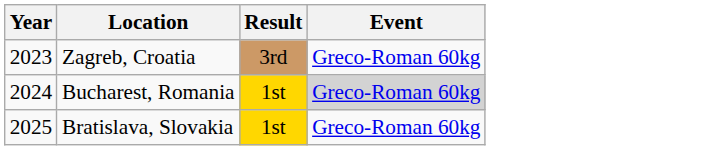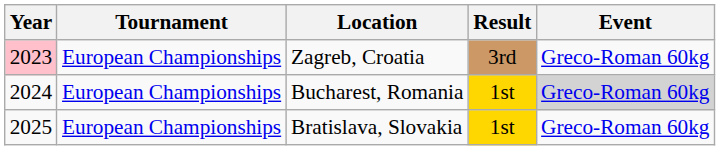+ column: (172, 22)
(31, 57) no background -> (31, 57) pink background
